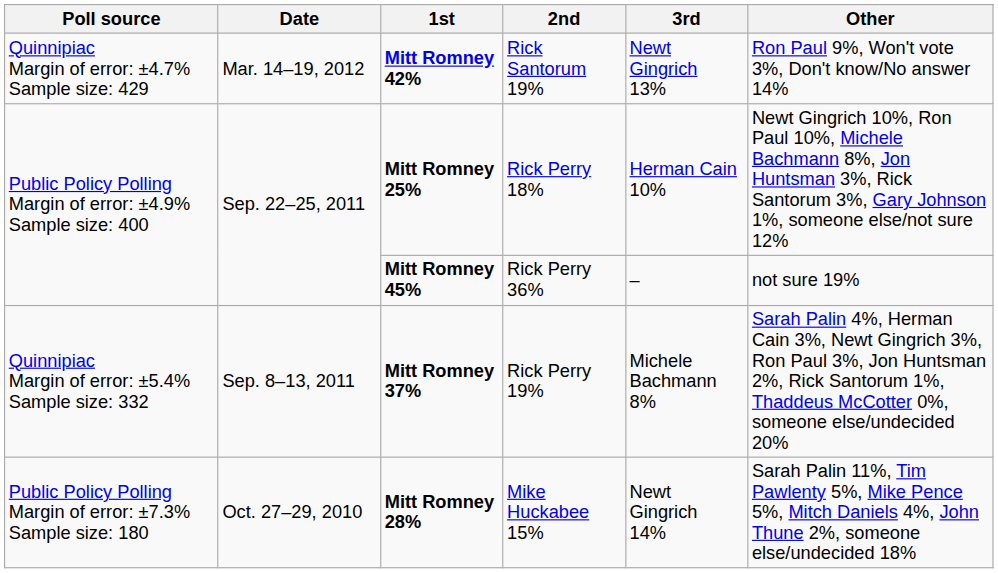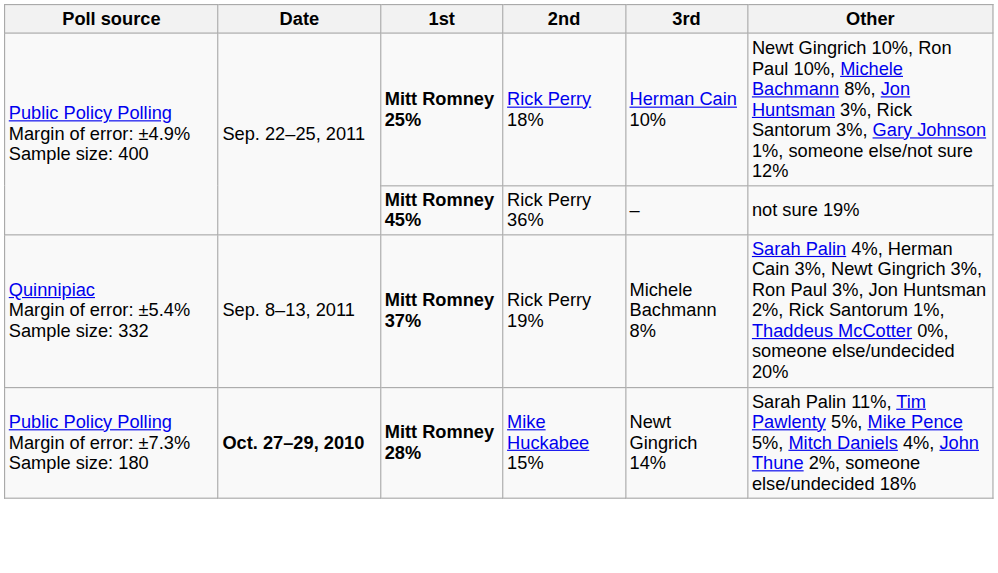- row: (439, 68)
(292, 512) normal -> (293, 442) bold
